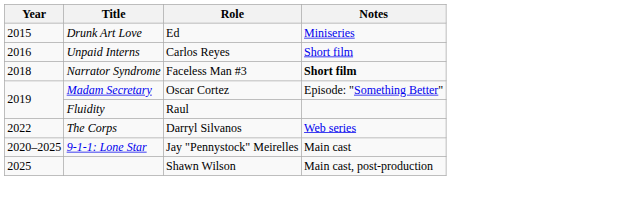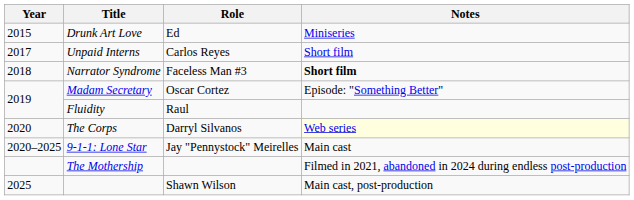(19, 52) 2016 -> (19, 52) 2017
(19, 128) 2022 -> (19, 128) 2020
(330, 128) no background -> (330, 128) lightyellow background
+ row: (105, 166)
